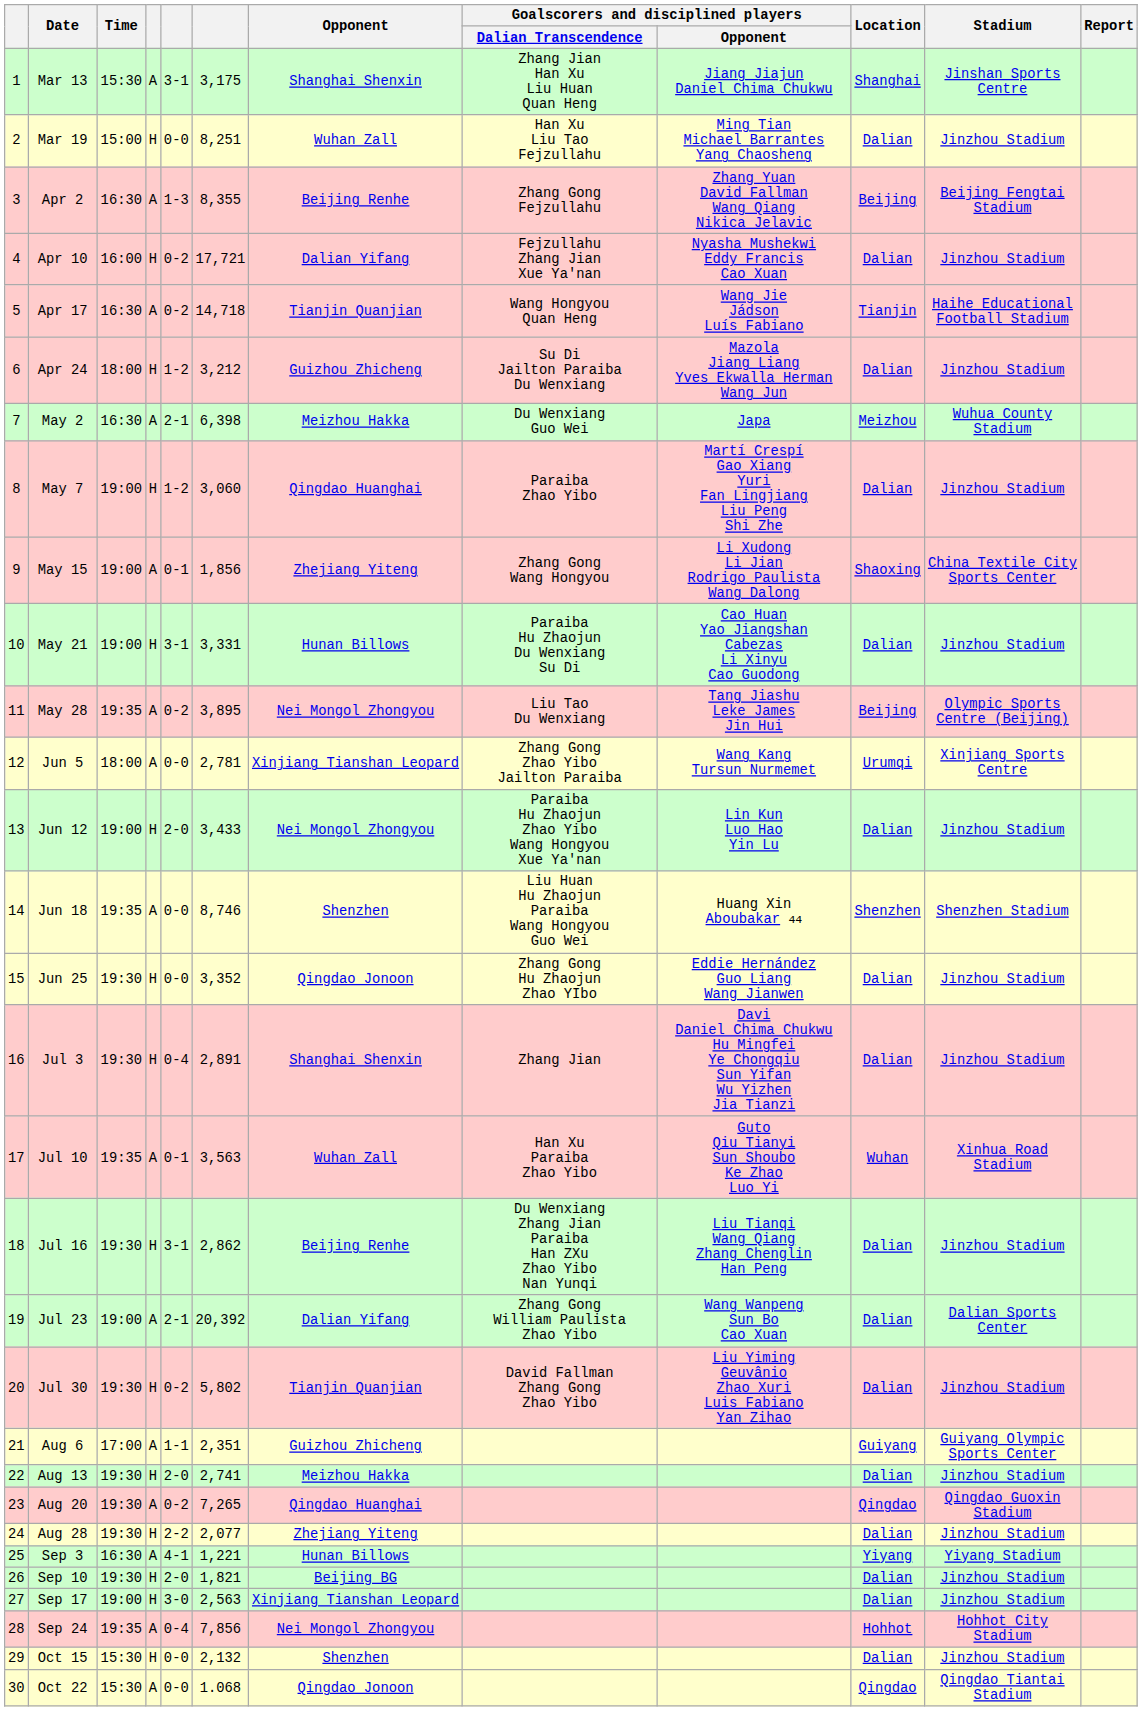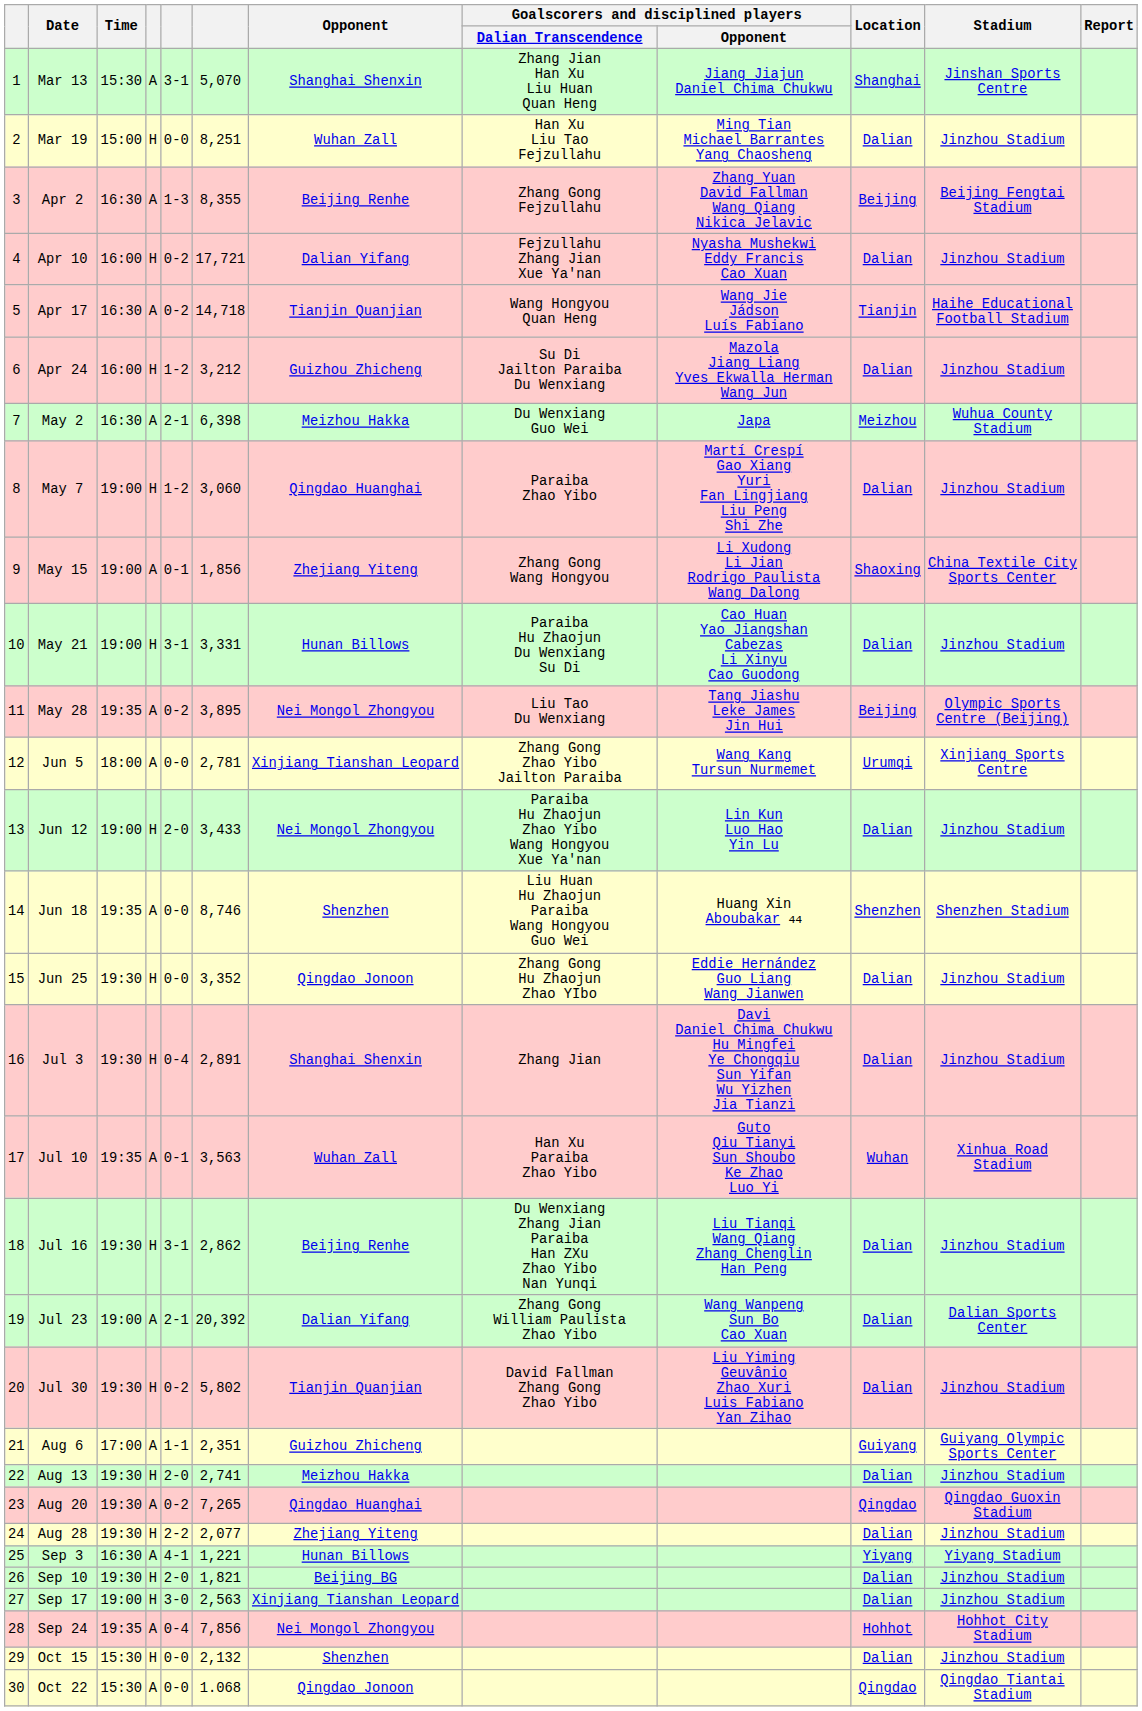(220, 82) 3,175 -> (220, 82) 5,070
(121, 370) 18:00 -> (121, 370) 16:00
